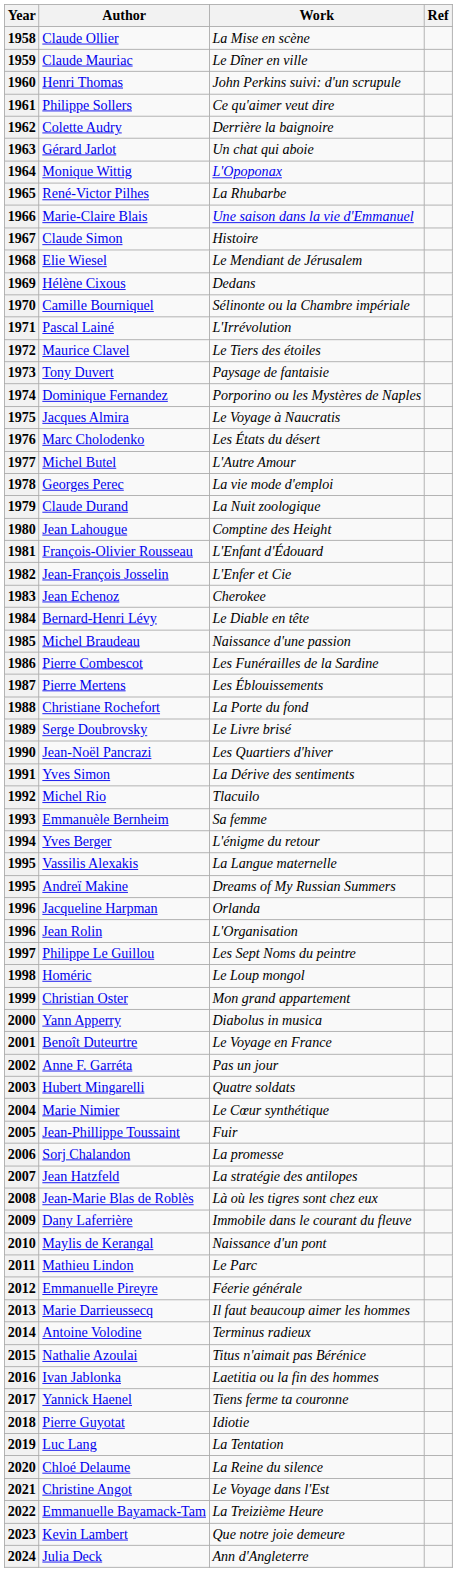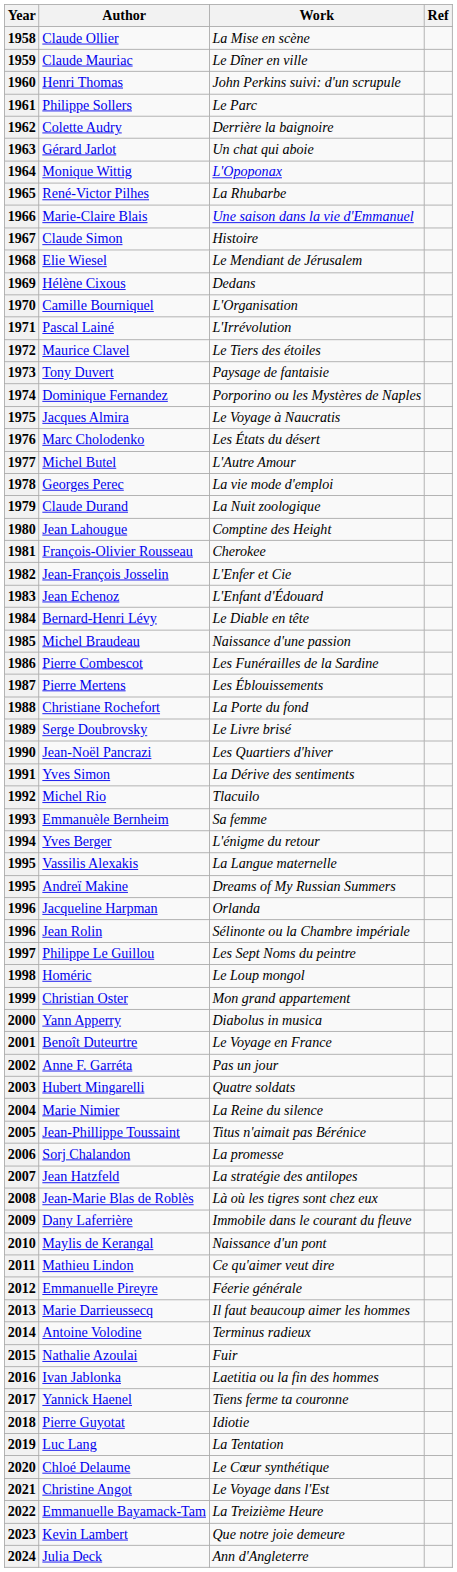(273, 104) Ce qu'aimer veut dire -> (235, 104) Le Parc
(311, 305) Sélinonte ou la Chambre impériale -> (255, 305) L'Organisation
(268, 551) L'Enfant d'Édouard -> (239, 551) Cherokee
(239, 596) Cherokee -> (268, 596) L'Enfant d'Édouard
(255, 931) L'Organisation -> (311, 931) Sélinonte ou la Chambre impériale
(271, 1109) Le Cœur synthétique -> (268, 1109) La Reine du silence
(225, 1132) Fuir -> (289, 1132) Titus n'aimait pas Bérénice
(235, 1266) Le Parc -> (273, 1266) Ce qu'aimer veut dire
(289, 1355) Titus n'aimait pas Bérénice -> (225, 1355) Fuir
(268, 1467) La Reine du silence -> (271, 1467) Le Cœur synthétique
